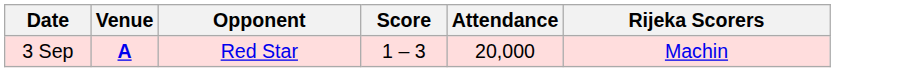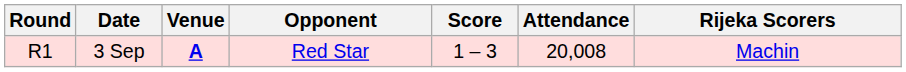+ column: (40, 20)
(505, 51) 20,000 -> (576, 51) 20,008
